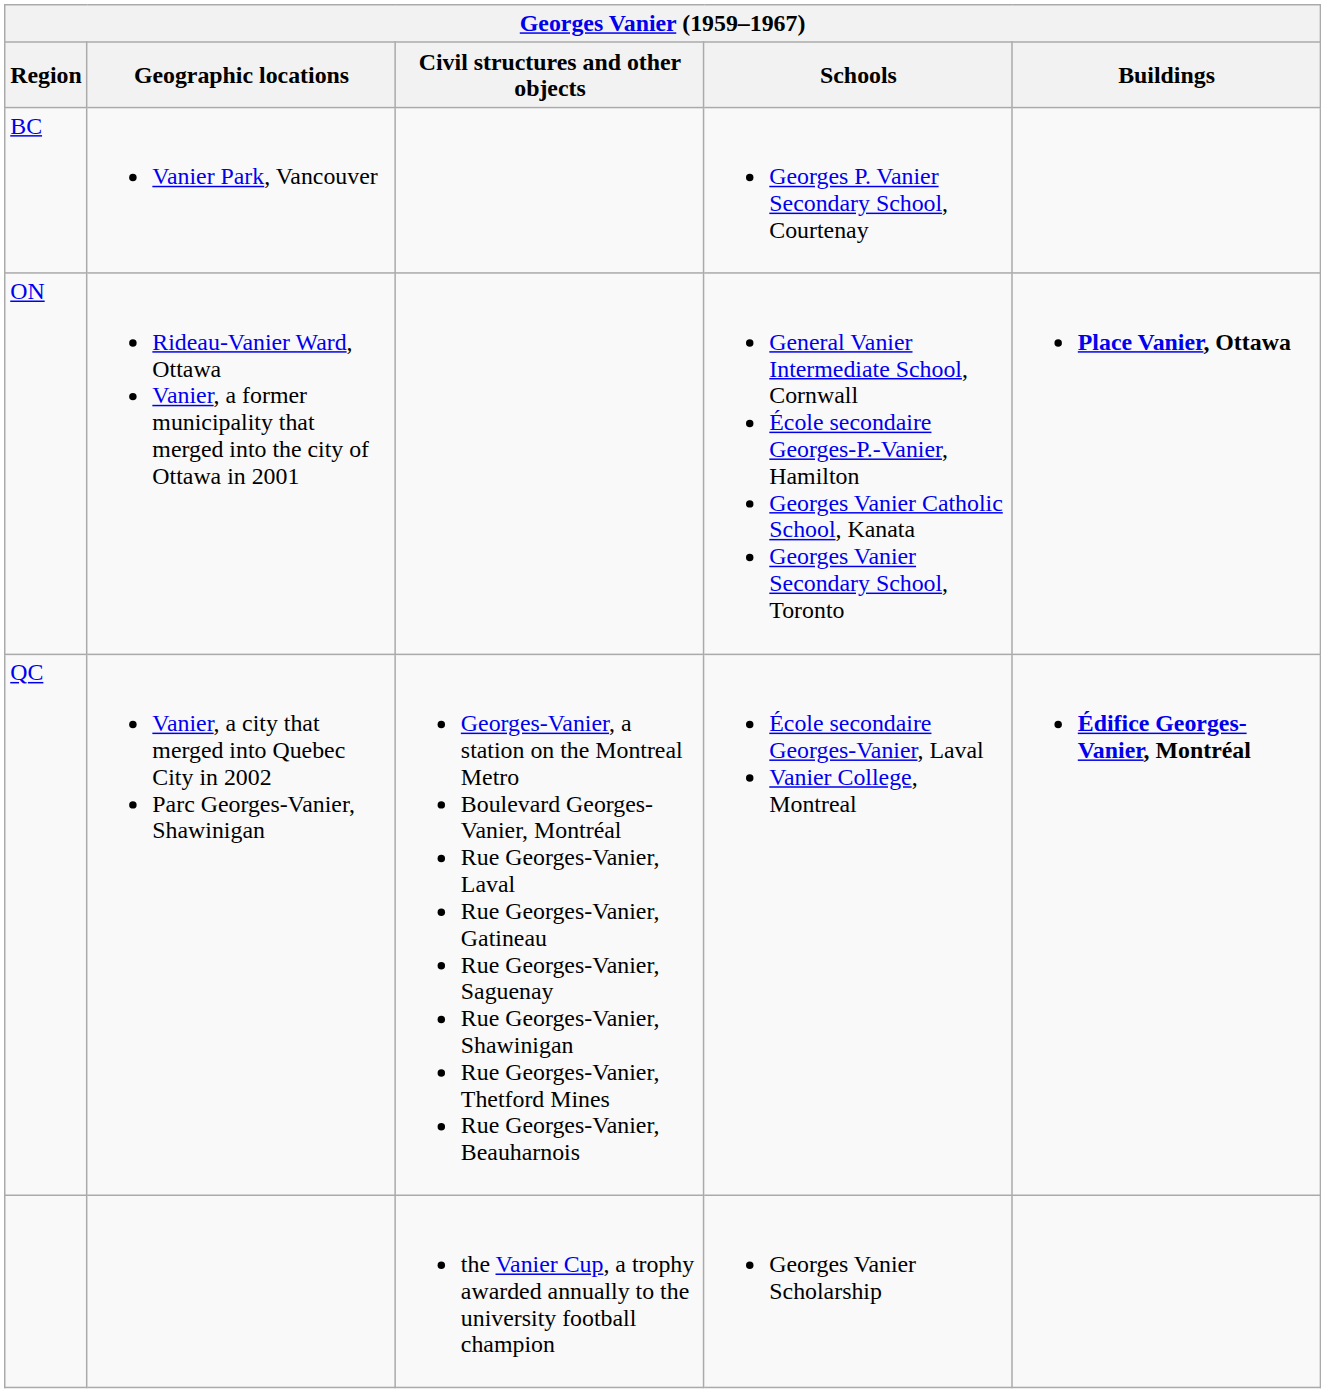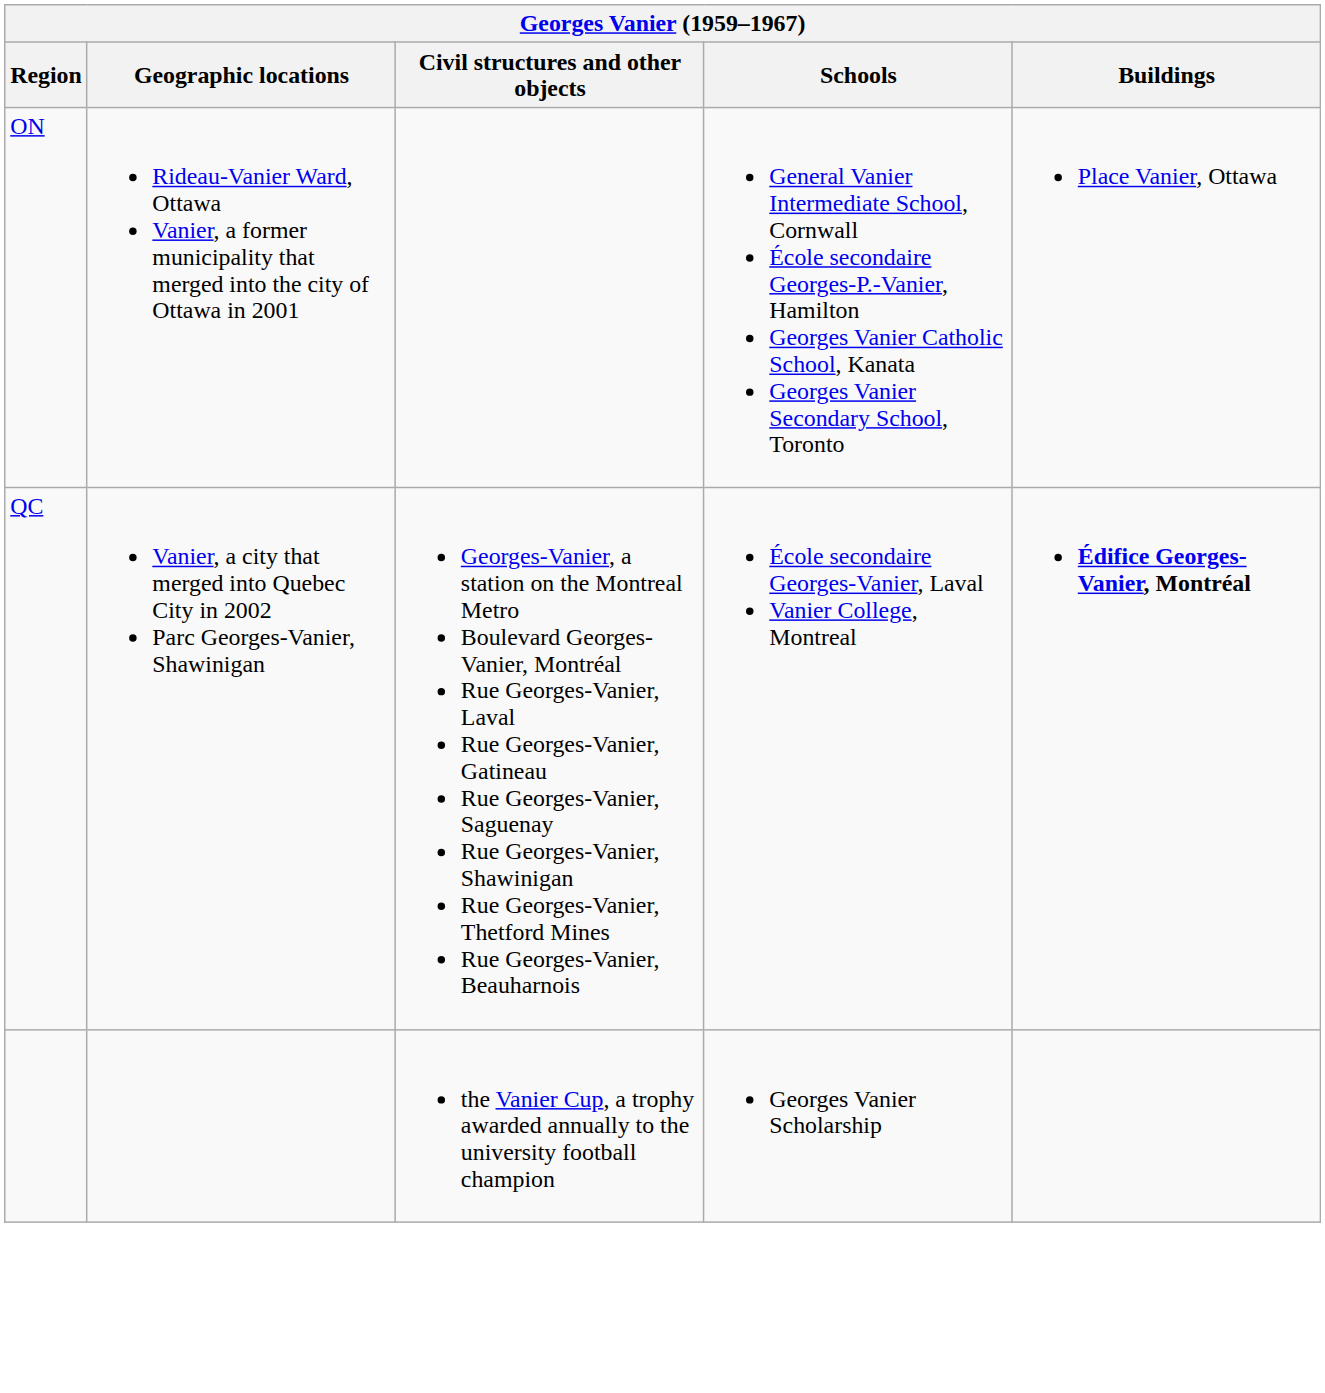- row: (26, 125)
(1167, 343) bold -> (1167, 177) normal
